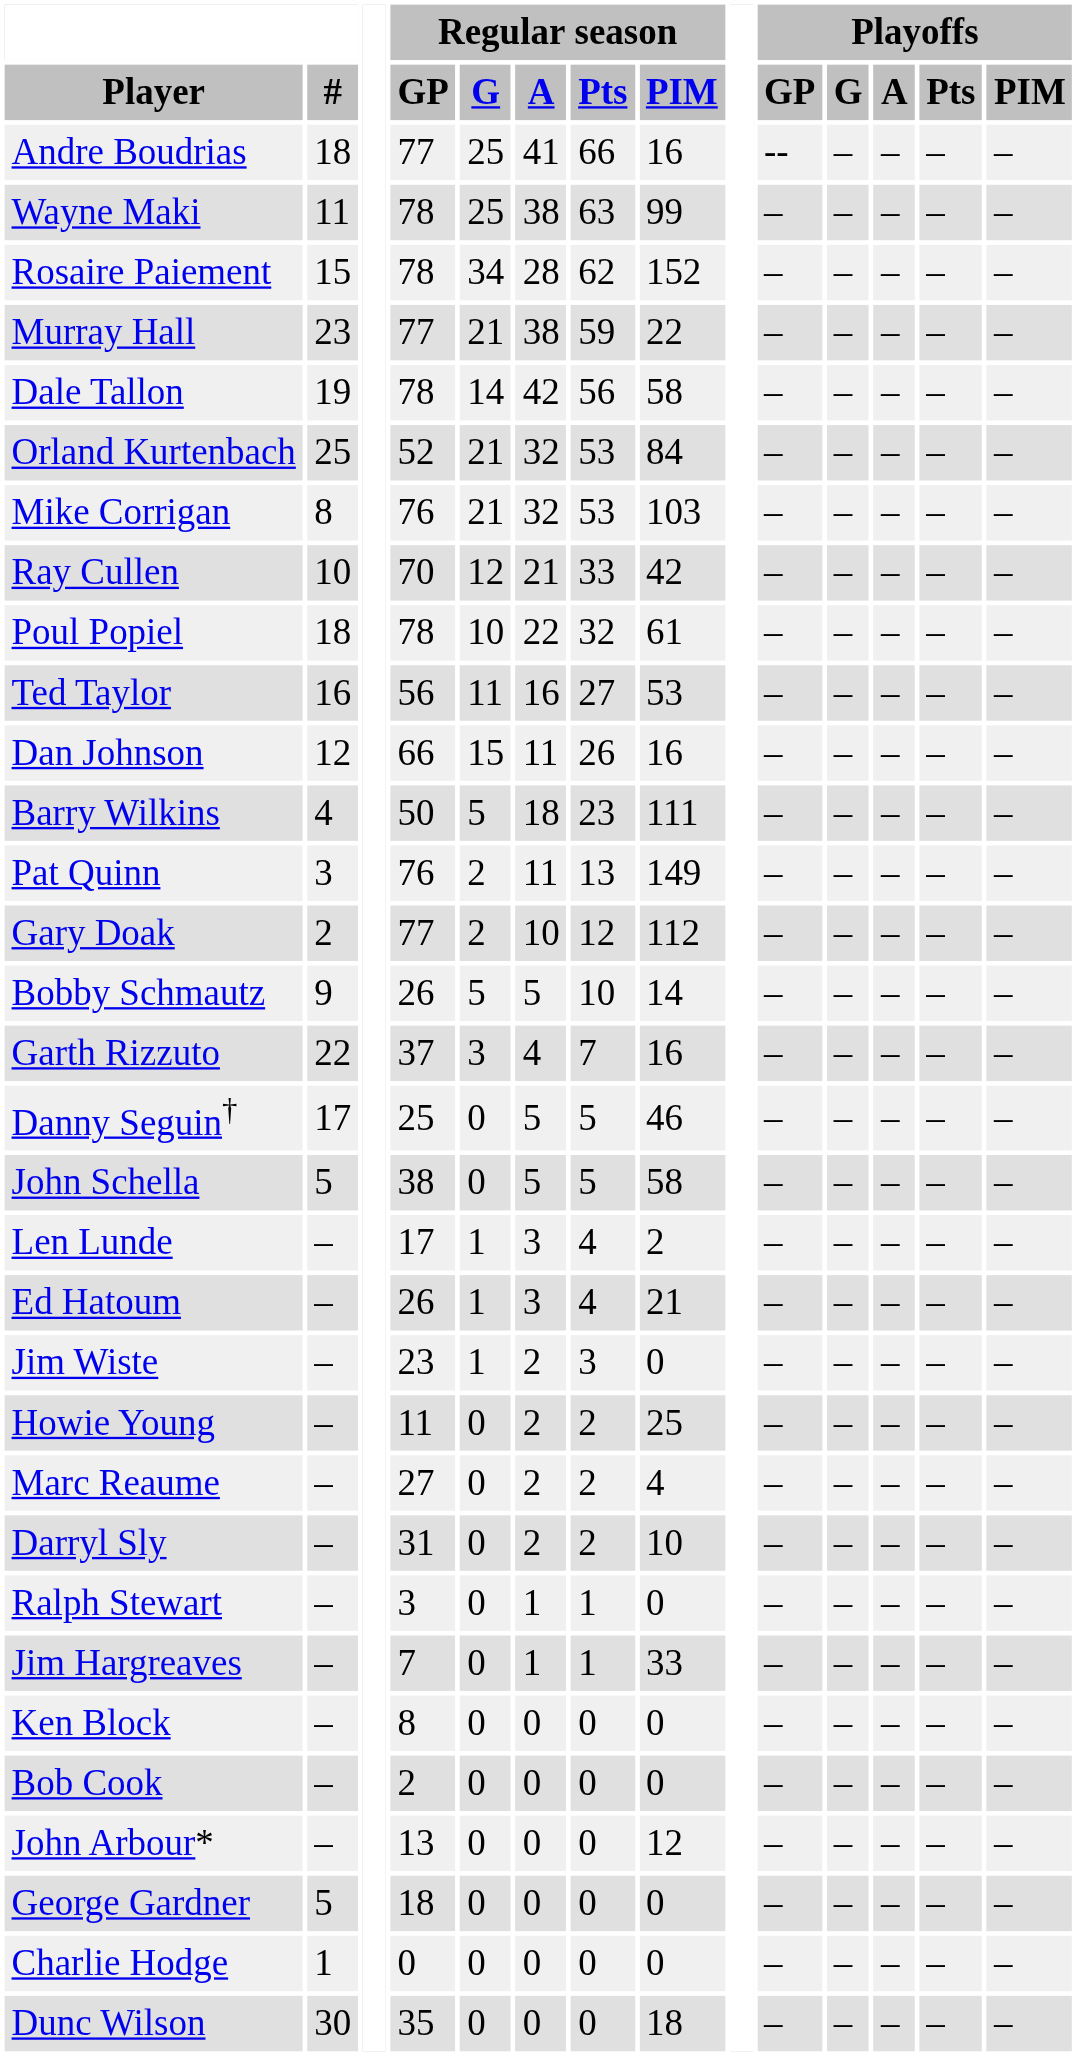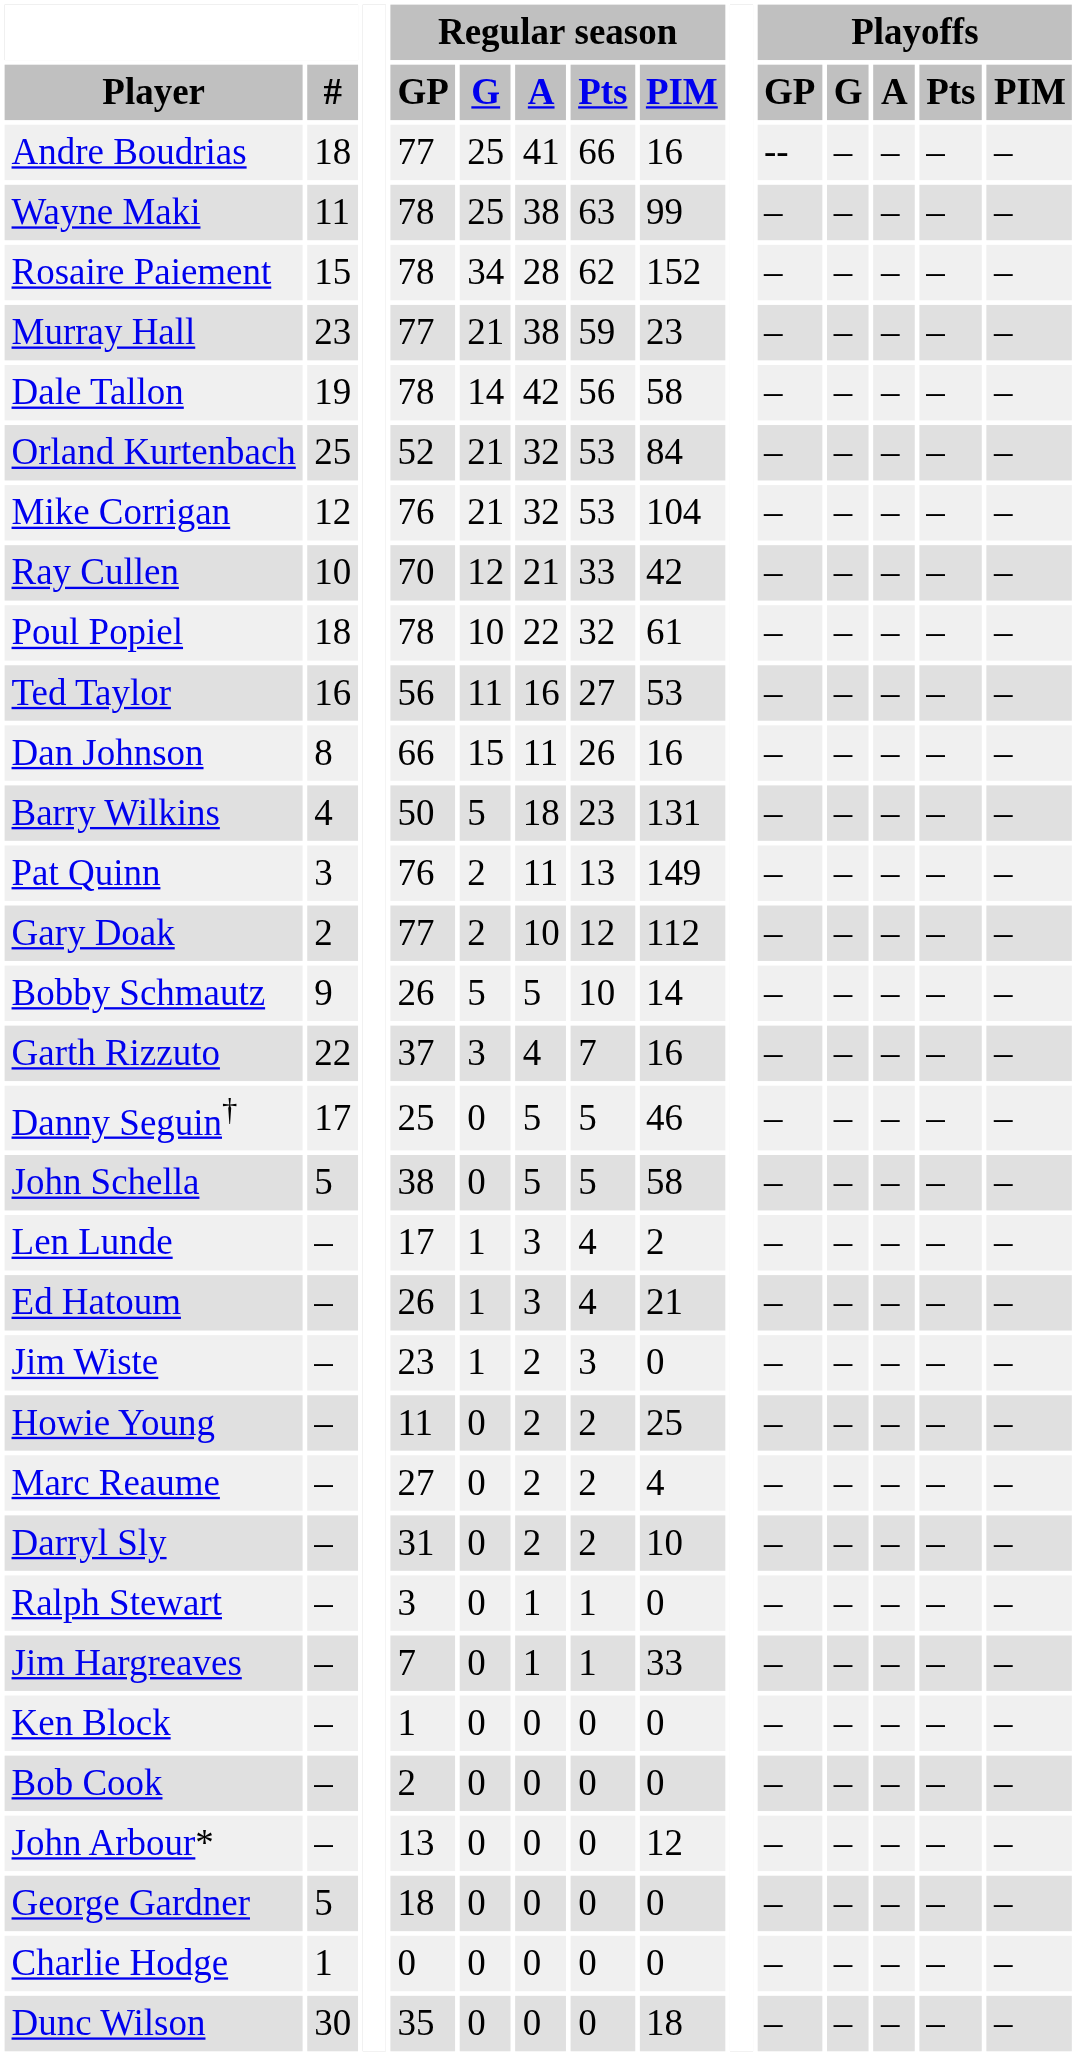(664, 331) 22 -> (664, 331) 23
(324, 512) 8 -> (333, 512) 12
(674, 512) 103 -> (674, 512) 104
(333, 752) 12 -> (324, 752) 8
(672, 812) 111 -> (674, 812) 131
(407, 1723) 8 -> (407, 1723) 1
